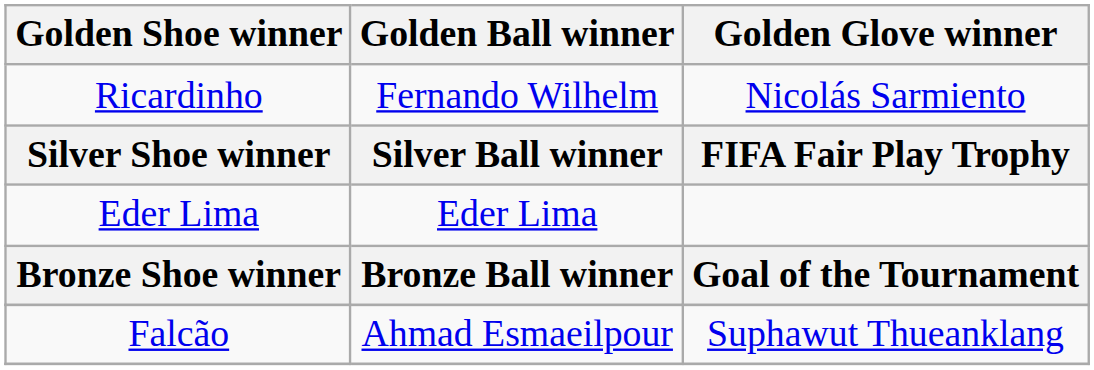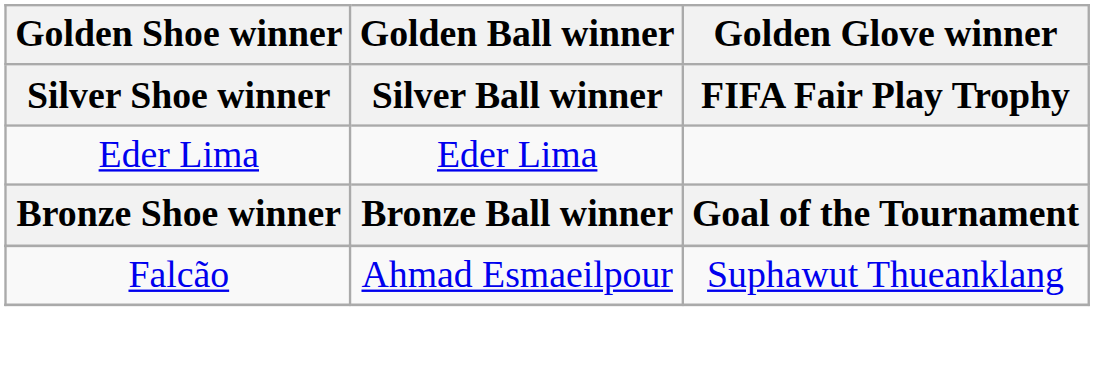- row: (179, 94)
